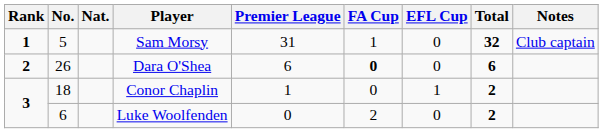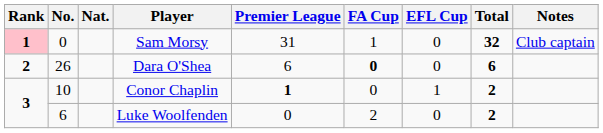(26, 41) no background -> (26, 41) pink background
(63, 41) 5 -> (63, 41) 0
(63, 90) 18 -> (63, 90) 10
(288, 90) normal -> (288, 90) bold
